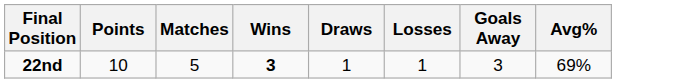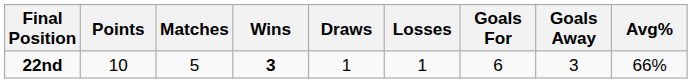+ column: (498, 28)
(574, 65) 69% -> (650, 65) 66%
